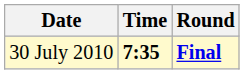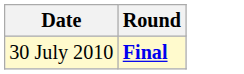- column: (145, 20)
